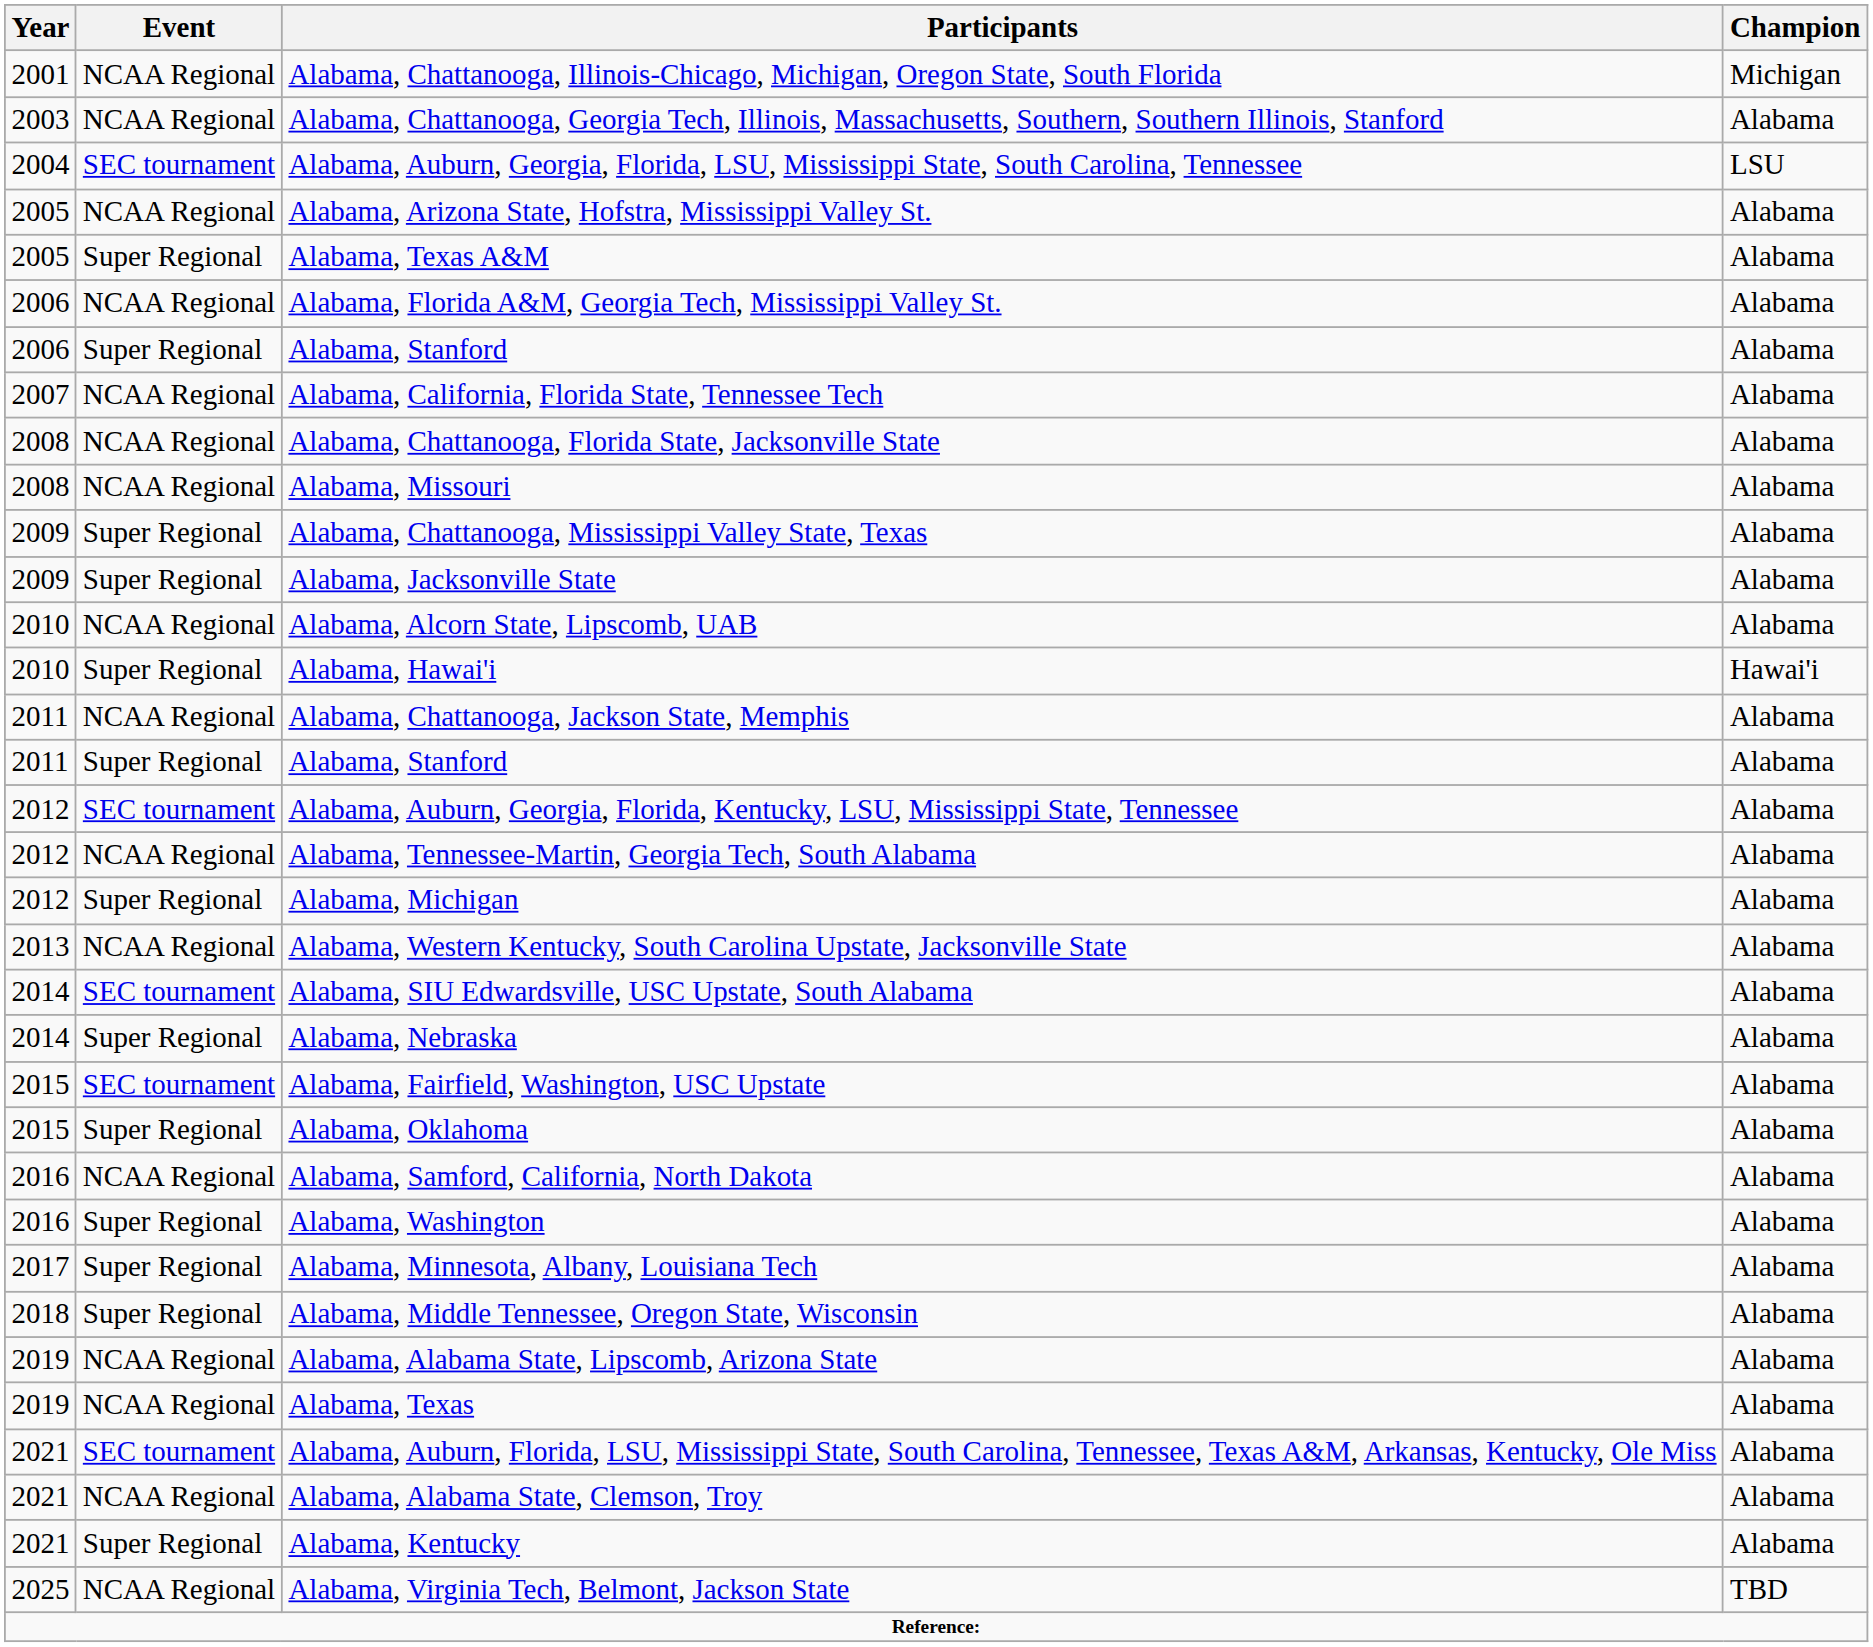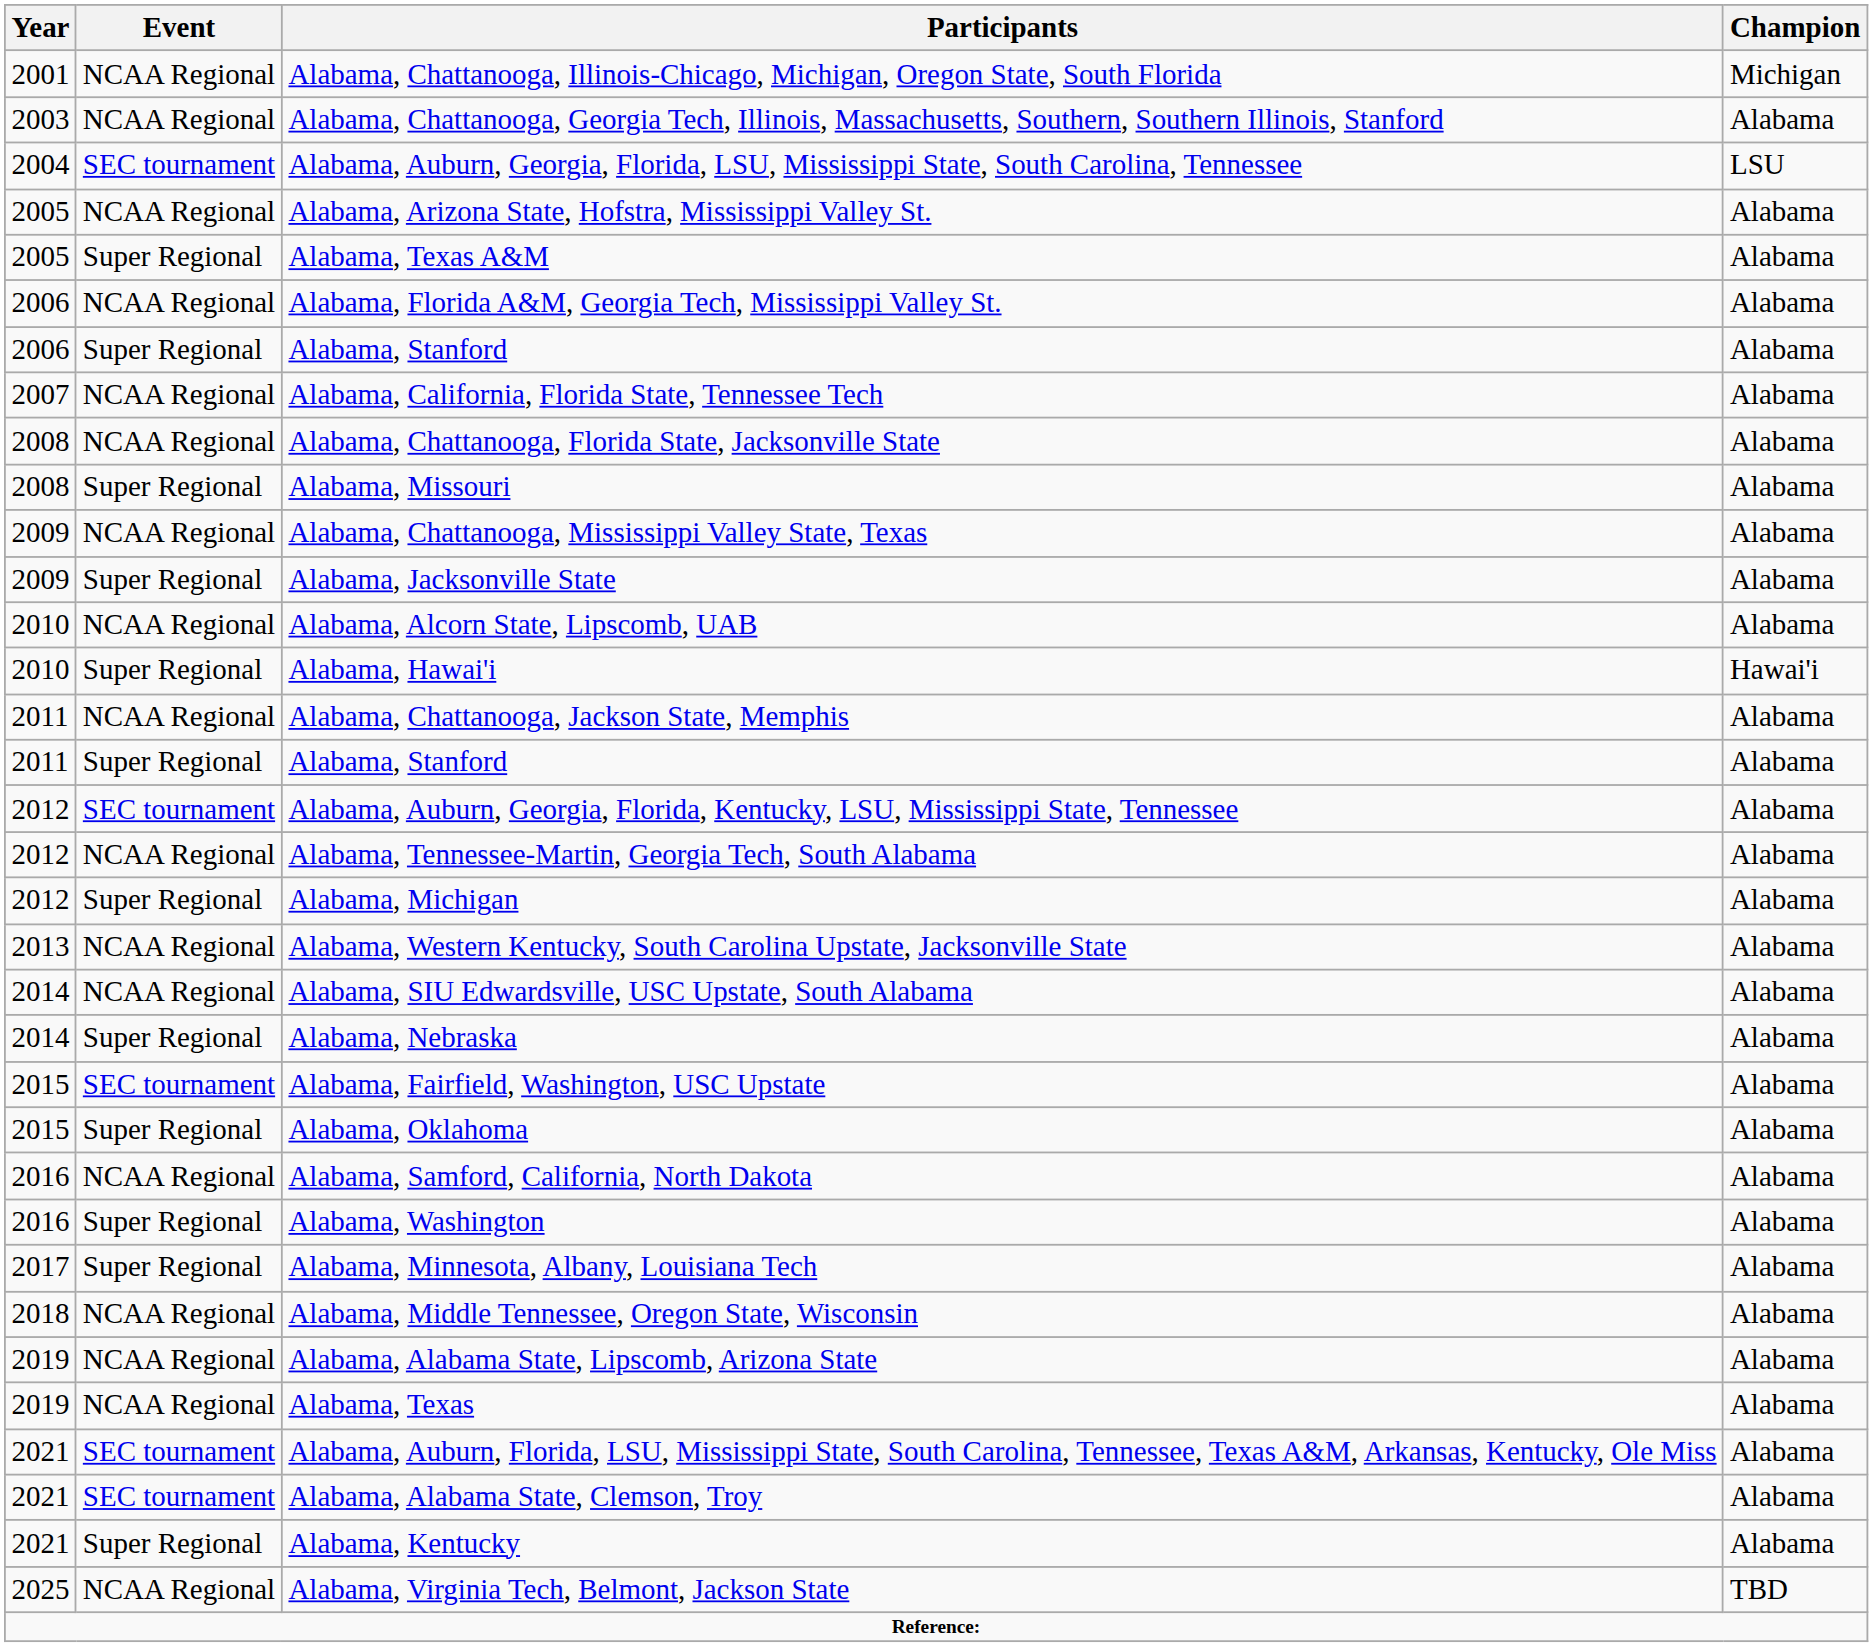(179, 486) NCAA Regional -> (173, 486) Super Regional
(173, 532) Super Regional -> (179, 532) NCAA Regional
(179, 991) SEC tournament -> (179, 991) NCAA Regional
(173, 1313) Super Regional -> (179, 1313) NCAA Regional
(179, 1497) NCAA Regional -> (179, 1497) SEC tournament
